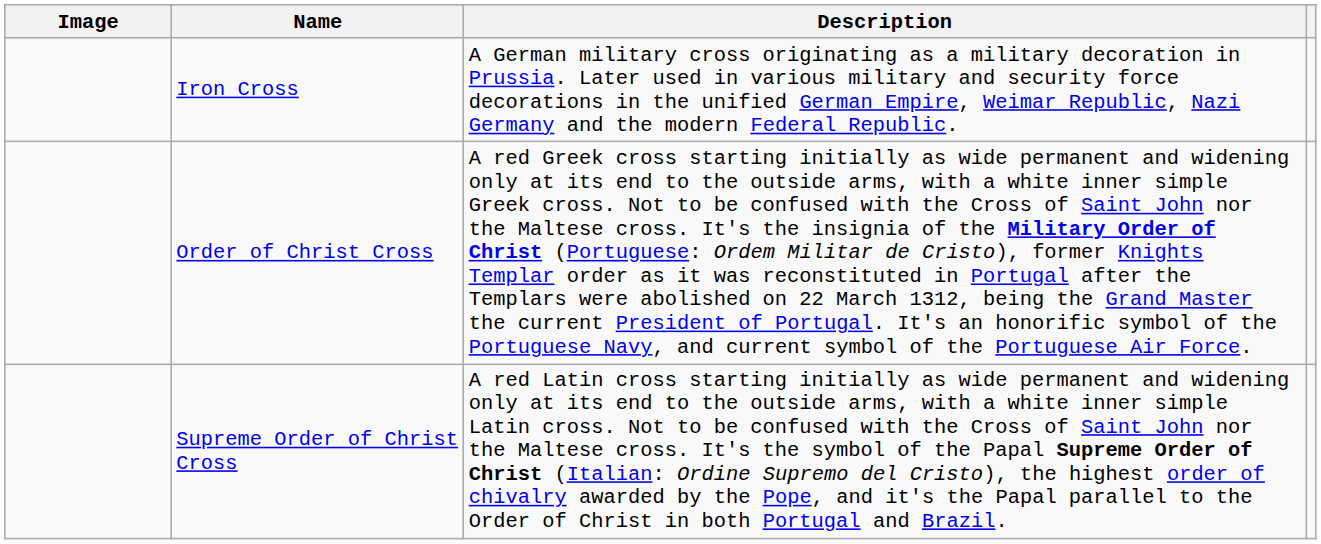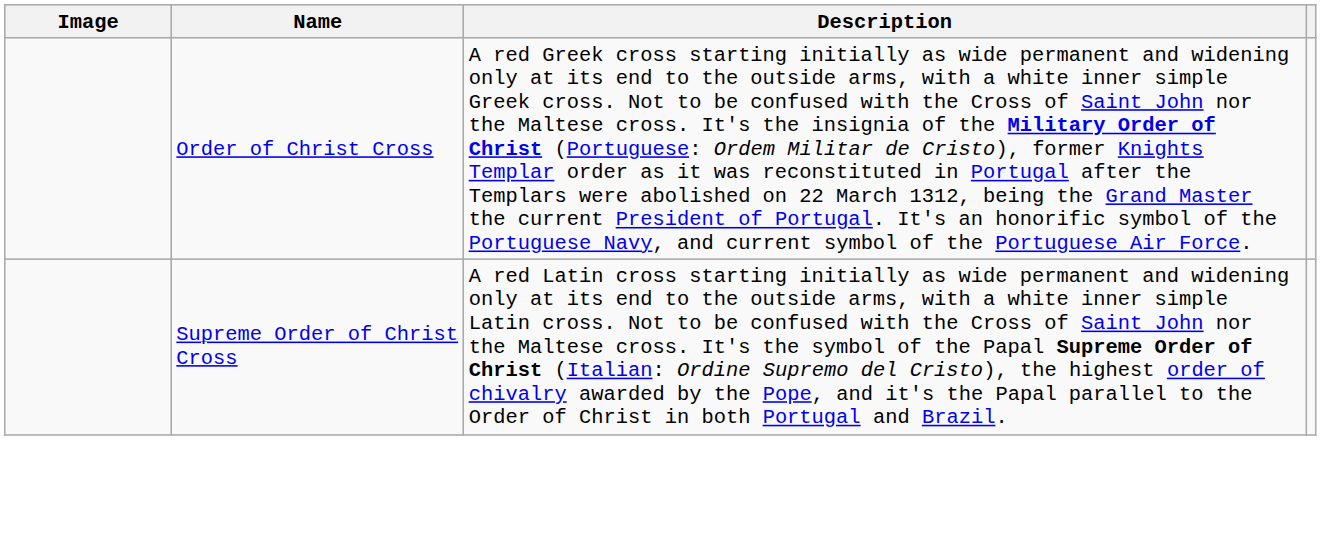- row: (238, 90)
